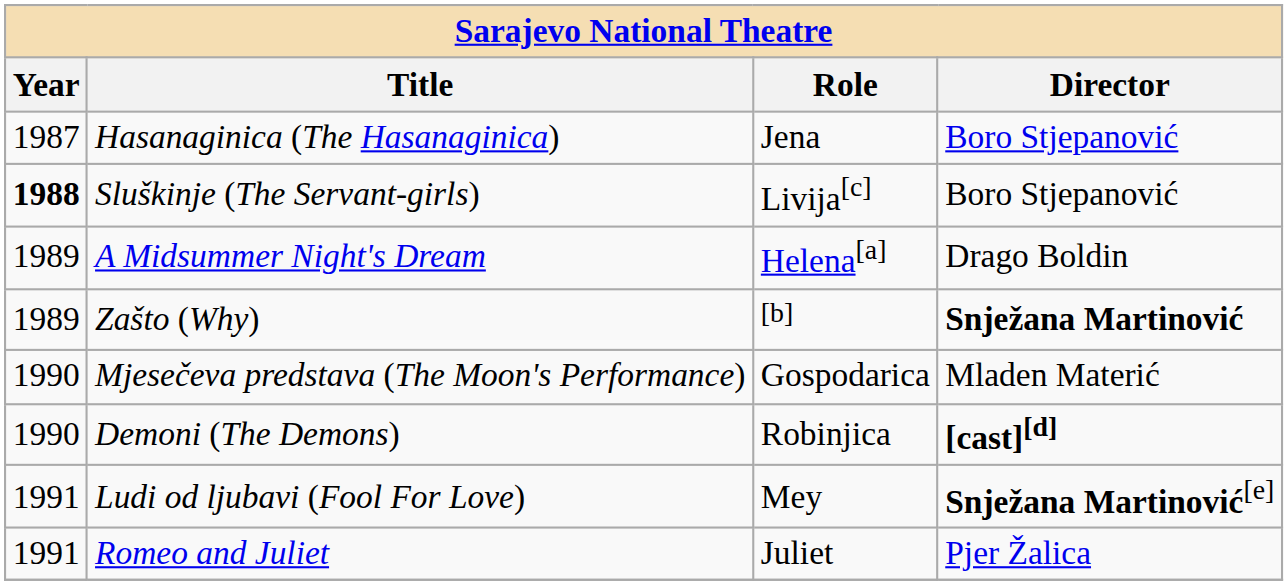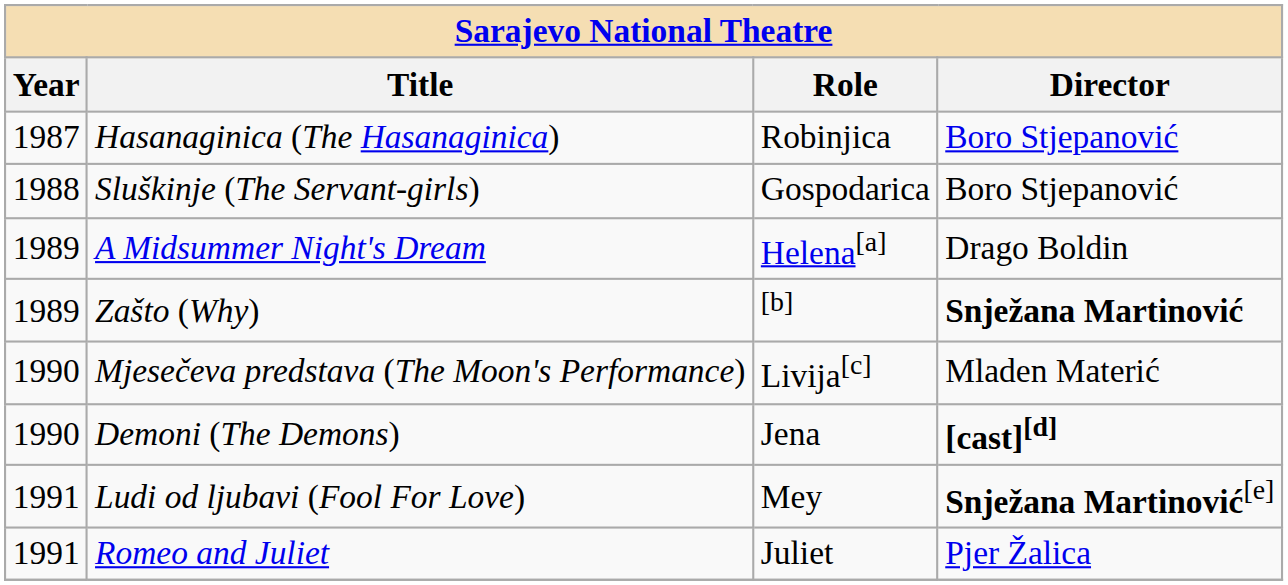(791, 137) Jena -> (826, 137) Robinjica
(46, 194) bold -> (46, 190) normal
(816, 194) Livija[c] -> (845, 190) Gospodarica
(845, 376) Gospodarica -> (816, 371) Livija[c]
(826, 433) Robinjica -> (791, 433) Jena
